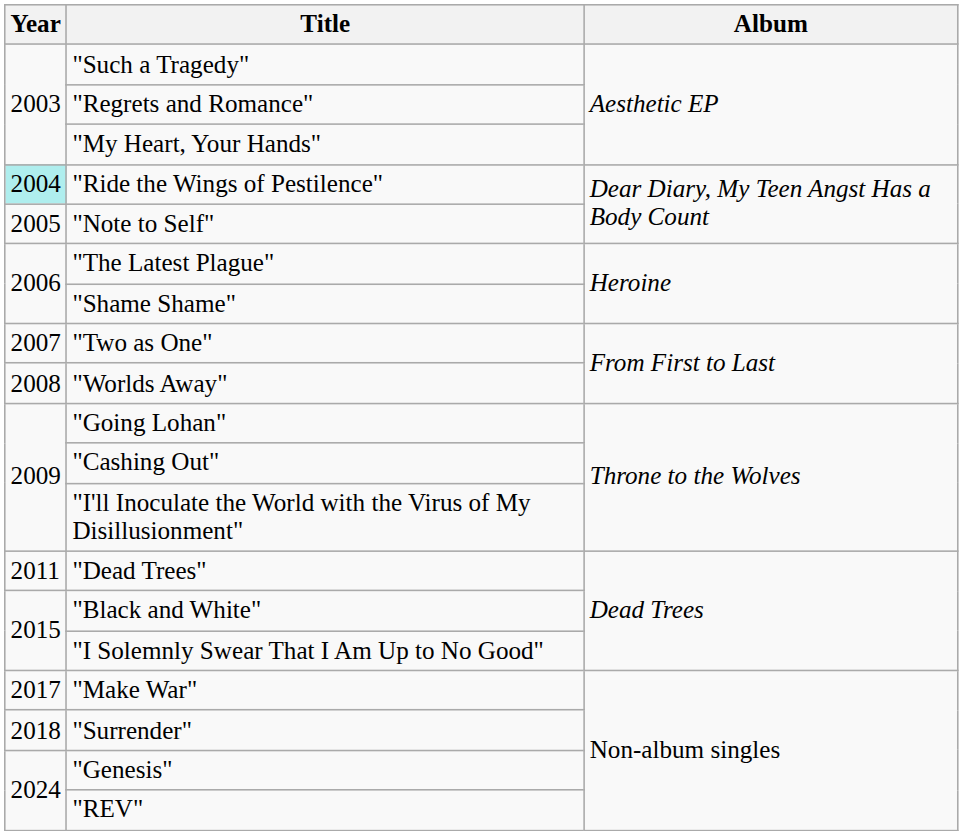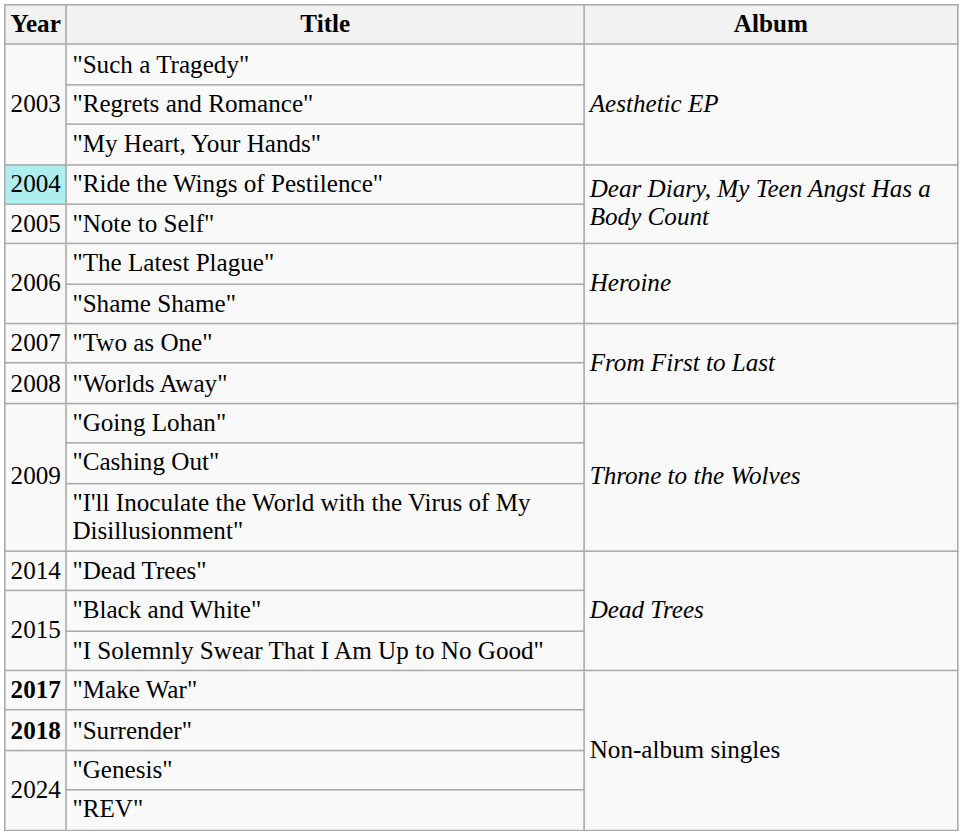(35, 570) 2011 -> (36, 570) 2014
(36, 690) normal -> (36, 690) bold
(36, 729) normal -> (36, 729) bold
